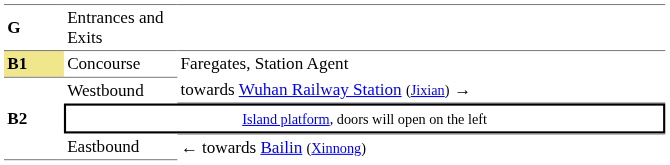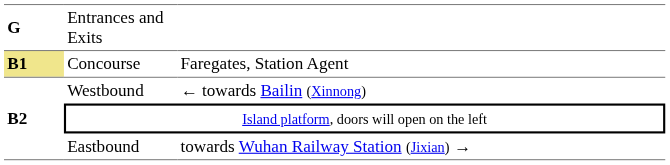(326, 89) towards Wuhan Railway Station (Jixian) → -> (273, 90) ← towards Bailin (Xinnong)
(273, 147) ← towards Bailin (Xinnong) -> (326, 146) towards Wuhan Railway Station (Jixian) →
